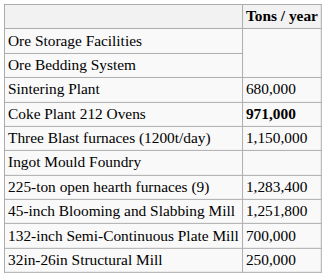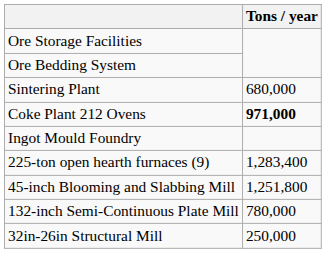- row: (109, 138)
(271, 235) 700,000 -> (271, 211) 780,000
